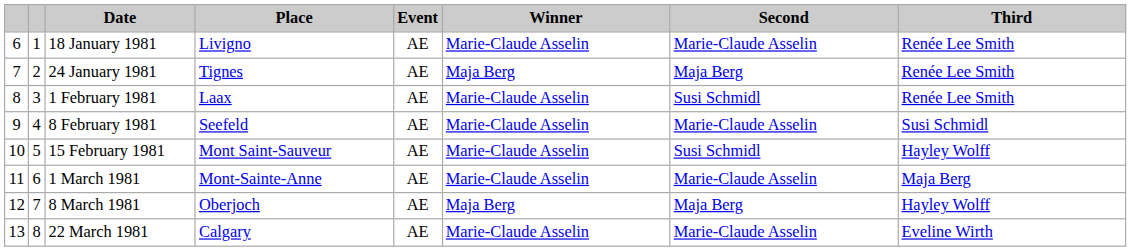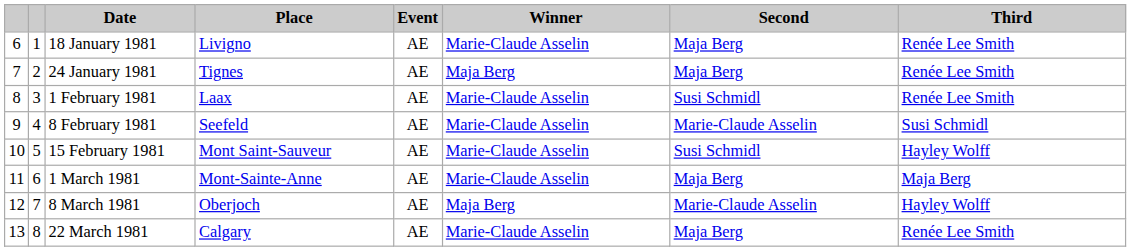(745, 44) Marie-Claude Asselin -> (708, 44) Maja Berg
(745, 178) Marie-Claude Asselin -> (708, 178) Maja Berg
(708, 205) Maja Berg -> (745, 205) Marie-Claude Asselin
(745, 231) Marie-Claude Asselin -> (708, 231) Maja Berg
(947, 231) Eveline Wirth -> (958, 231) Renée Lee Smith
